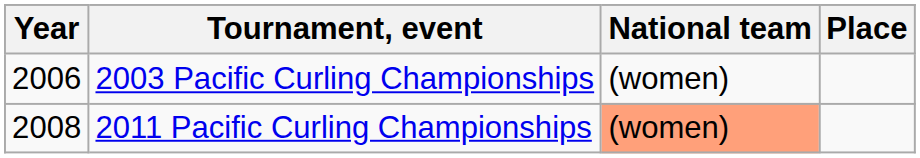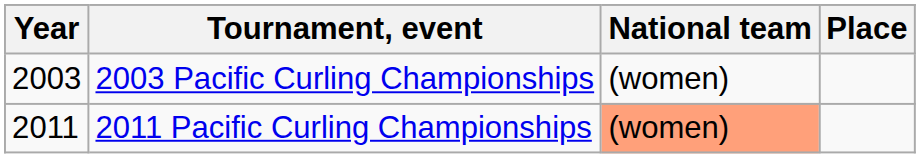(47, 78) 2006 -> (47, 78) 2003
(47, 127) 2008 -> (45, 127) 2011
